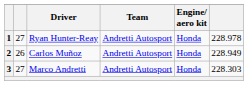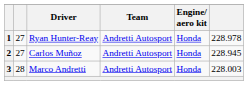(20, 53) 26 -> (20, 53) 27
(226, 53) 228.949 -> (226, 53) 228.945
(20, 69) 27 -> (20, 69) 28
(226, 69) 228.303 -> (226, 69) 228.003
